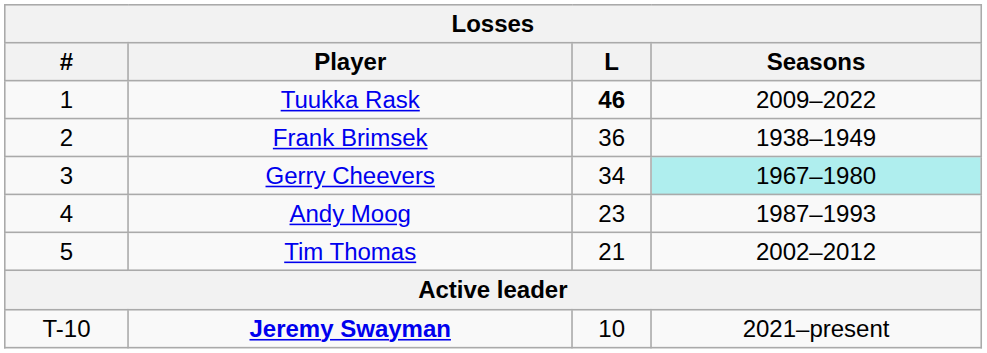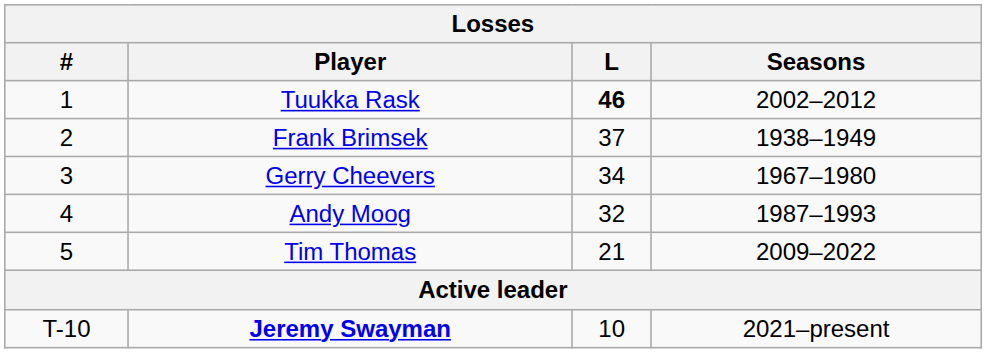(816, 100) 2009–2022 -> (816, 100) 2002–2012
(612, 138) 36 -> (612, 138) 37
(816, 176) paleturquoise background -> (816, 176) no background
(612, 214) 23 -> (612, 214) 32
(816, 252) 2002–2012 -> (816, 252) 2009–2022
